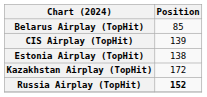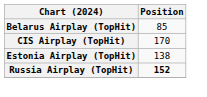(178, 41) 139 -> (162, 41) 170
- row: (79, 70)
